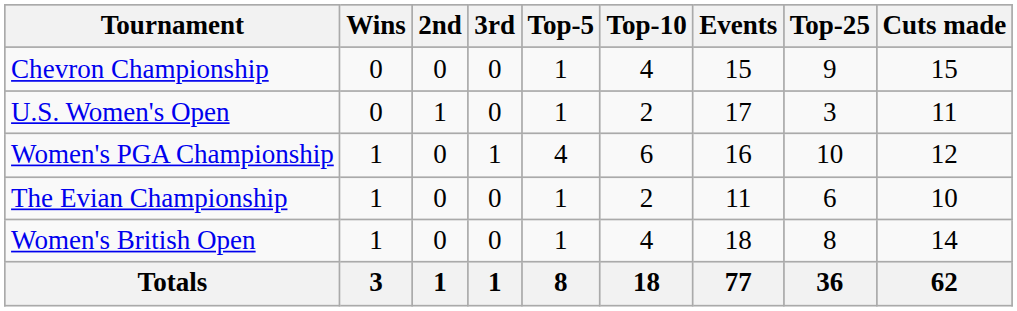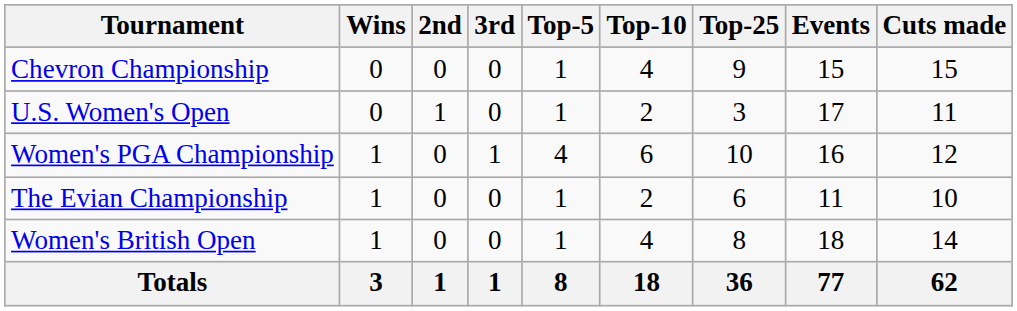columns swapped: (830, 25) <-> (738, 25)
